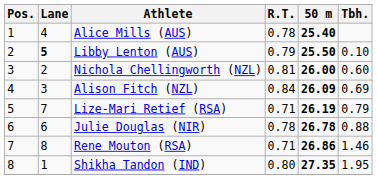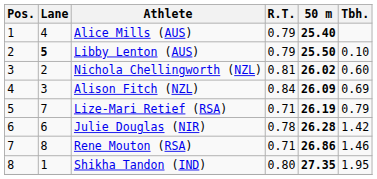(281, 33) 0.78 -> (281, 33) 0.79
(318, 70) 26.00 -> (318, 70) 26.02
(318, 127) 26.78 -> (318, 127) 26.28
(355, 127) 0.88 -> (355, 127) 1.42
